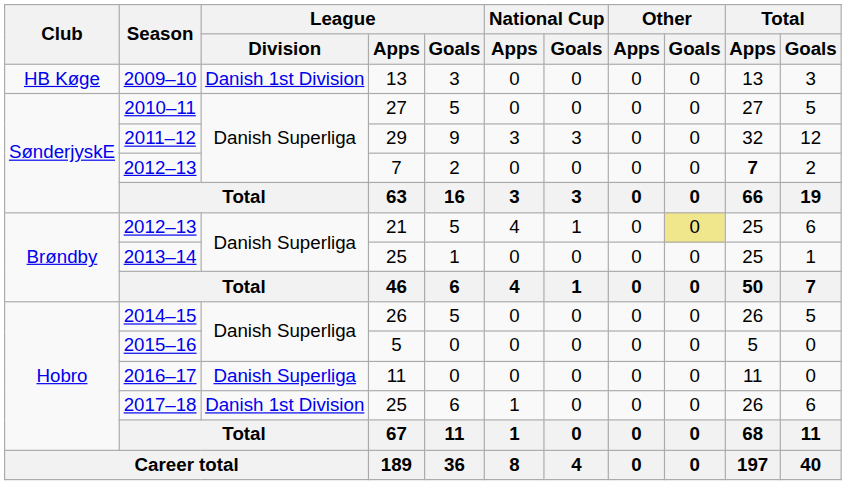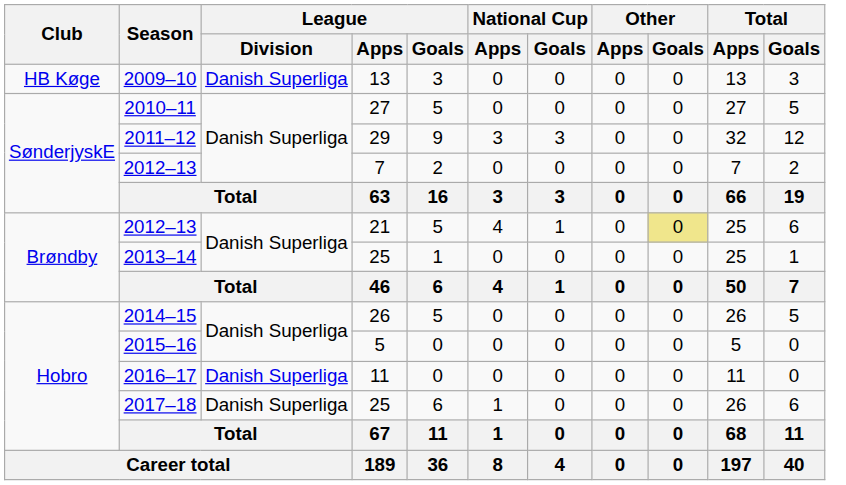(285, 78) Danish 1st Division -> (276, 78) Danish Superliga
(753, 167) bold -> (736, 167) normal
(285, 405) Danish 1st Division -> (276, 405) Danish Superliga
